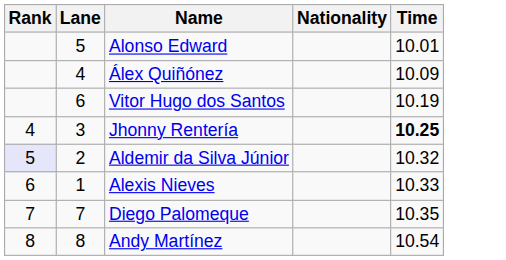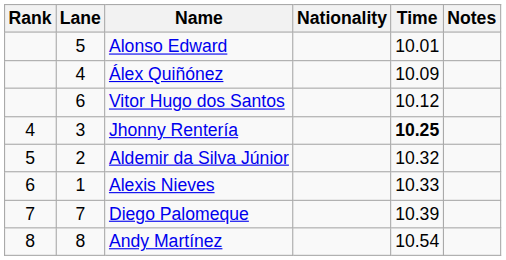+ column: (472, 18)
(417, 102) 10.19 -> (417, 102) 10.12
(30, 158) lavender background -> (30, 158) no background
(417, 213) 10.35 -> (417, 213) 10.39
